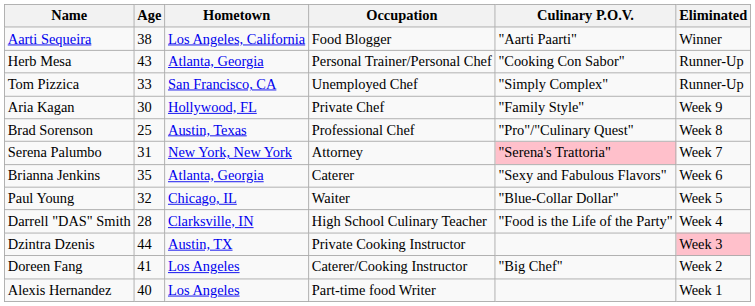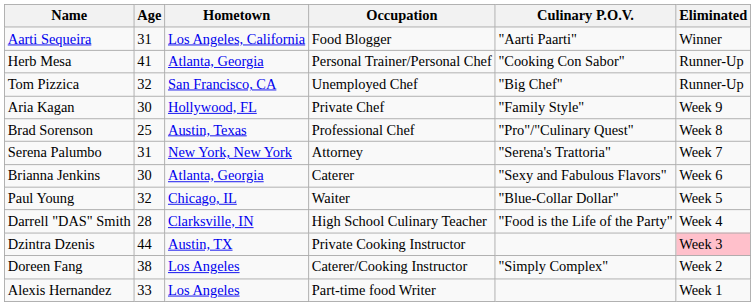(145, 38) 38 -> (145, 38) 31
(145, 61) 43 -> (145, 61) 41
(145, 84) 33 -> (145, 84) 32
(553, 84) "Simply Complex" -> (530, 84) "Big Chef"
(555, 152) pink background -> (555, 152) no background
(145, 175) 35 -> (145, 175) 30
(145, 267) 41 -> (145, 267) 38
(530, 267) "Big Chef" -> (553, 267) "Simply Complex"
(145, 289) 40 -> (145, 289) 33
